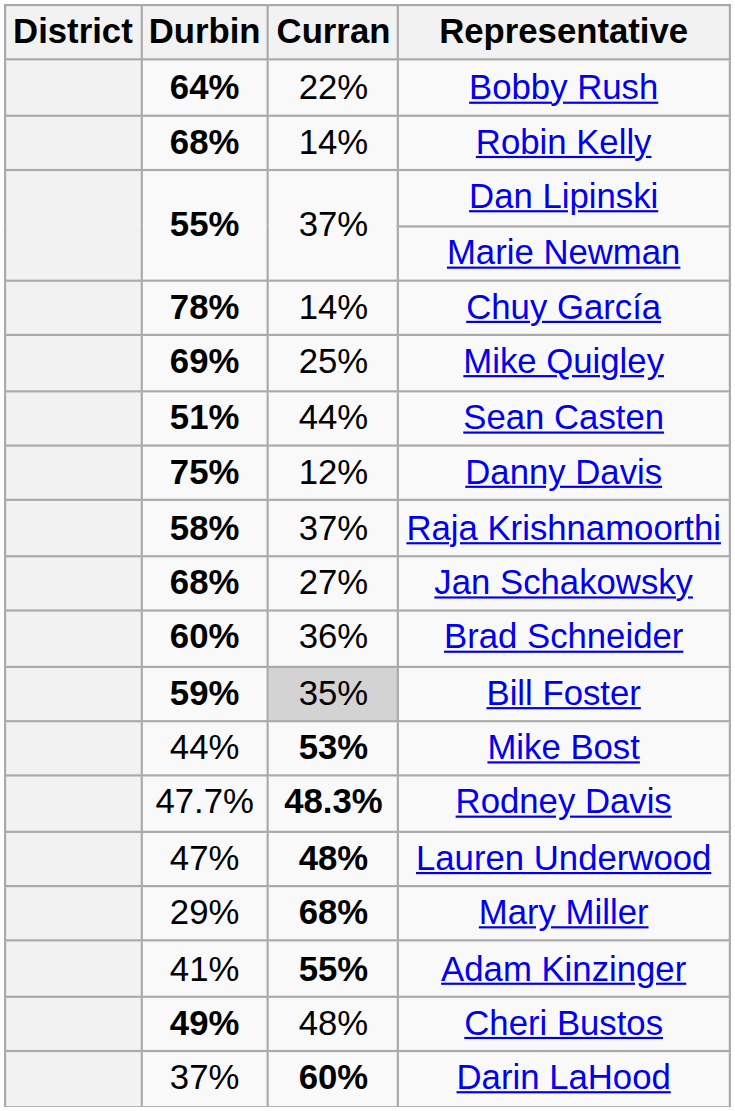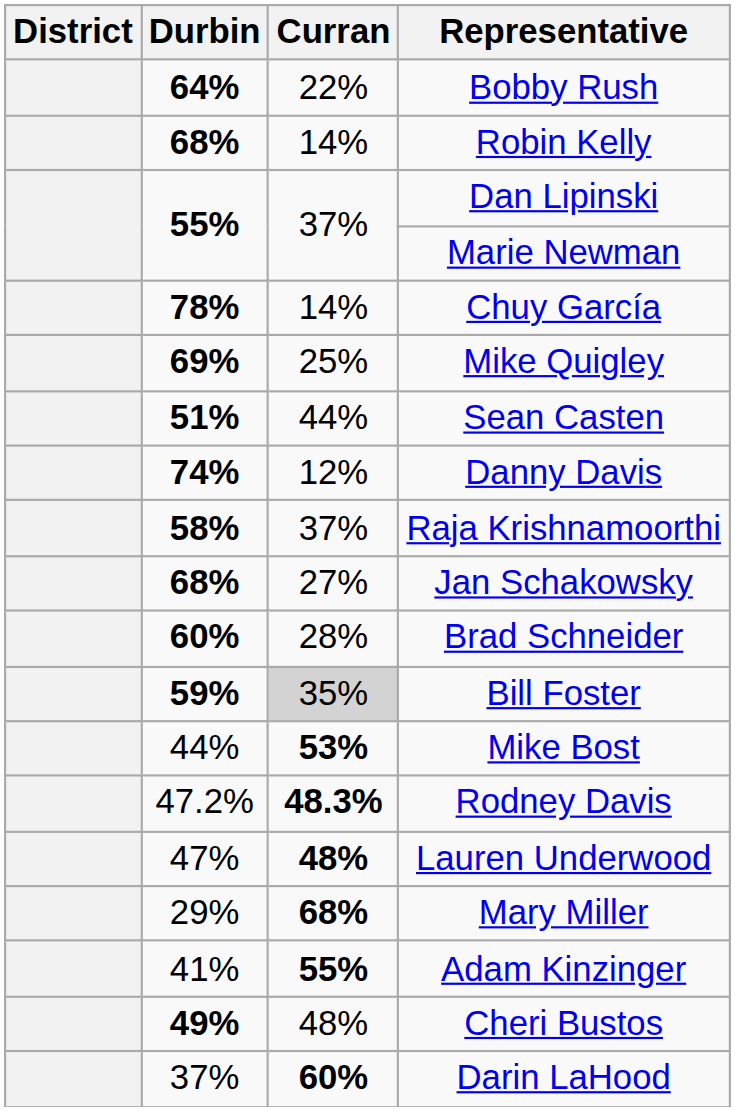(205, 472) 75% -> (205, 472) 74%
(333, 637) 36% -> (333, 637) 28%
(205, 802) 47.7% -> (205, 802) 47.2%
